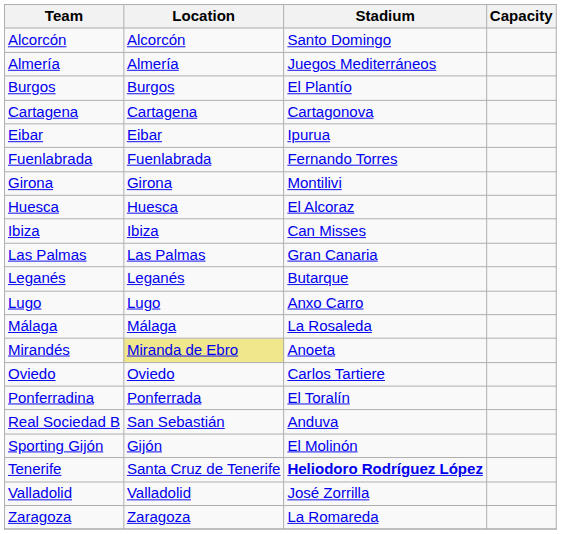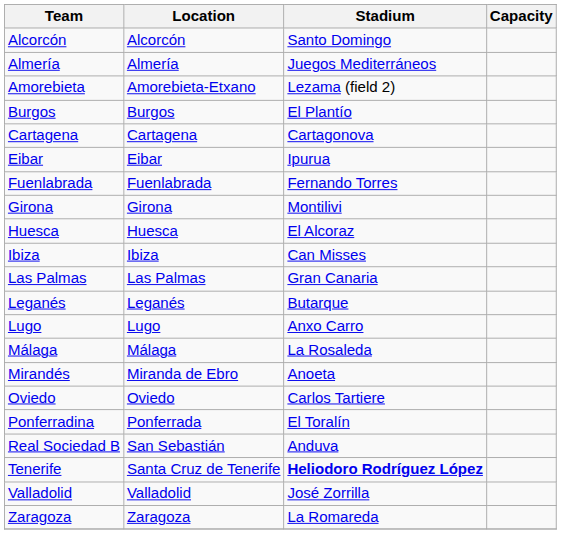+ row: (46, 87)
(183, 350) khaki background -> (183, 374) no background
- row: (56, 445)
